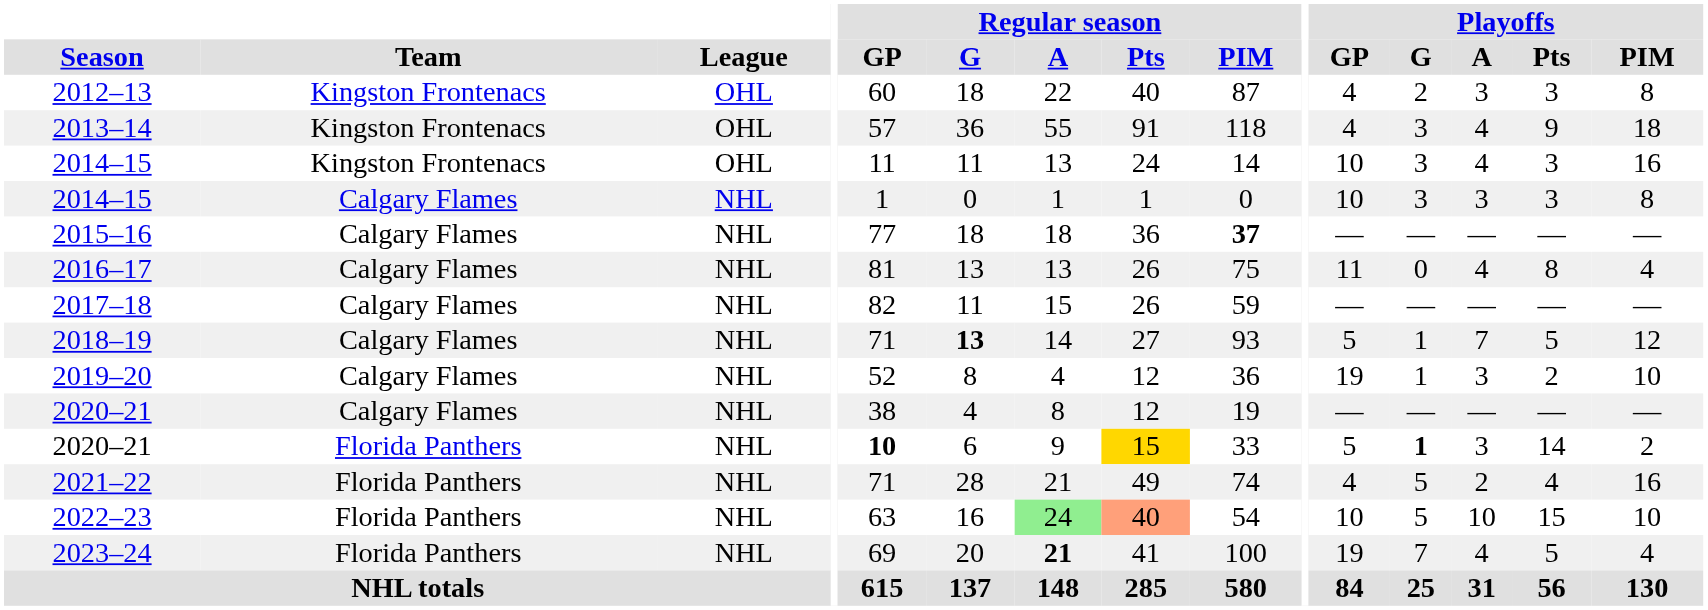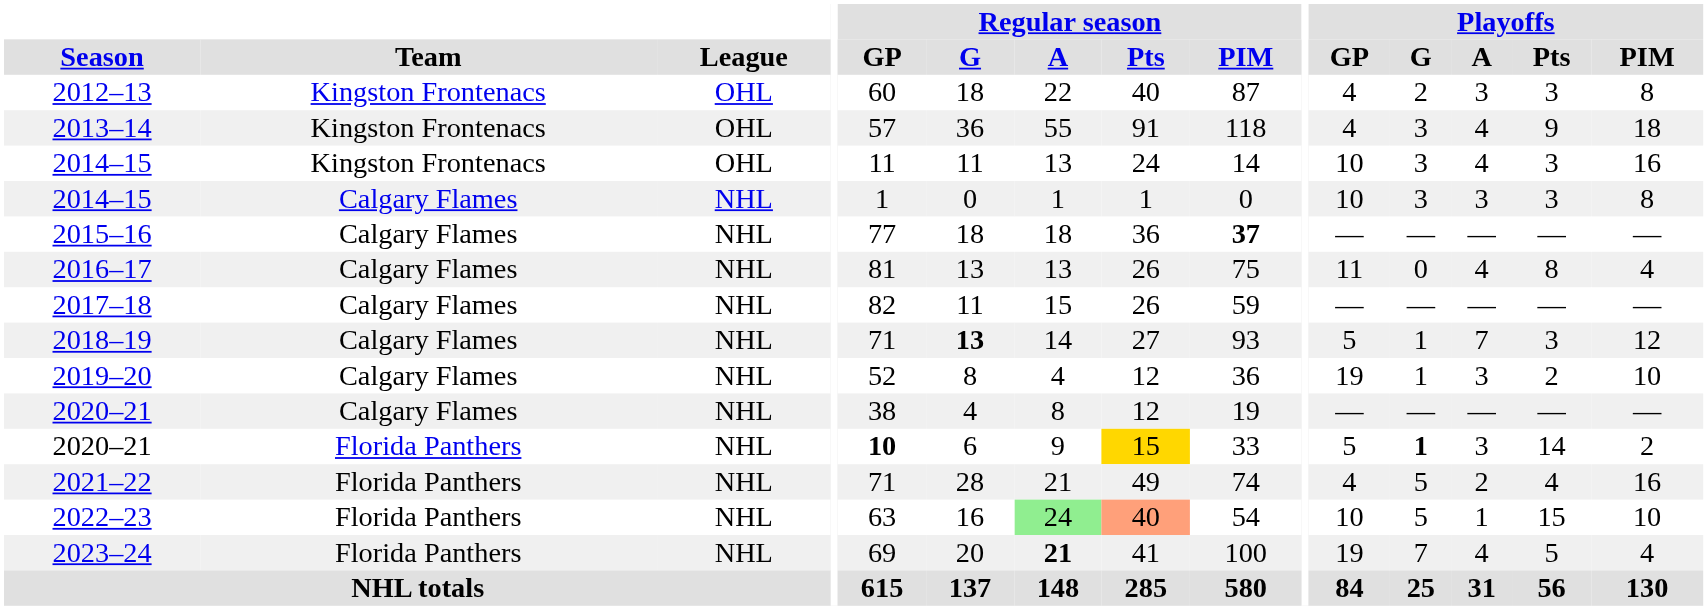(1552, 339) 5 -> (1552, 339) 3
(1482, 516) 10 -> (1482, 516) 1
